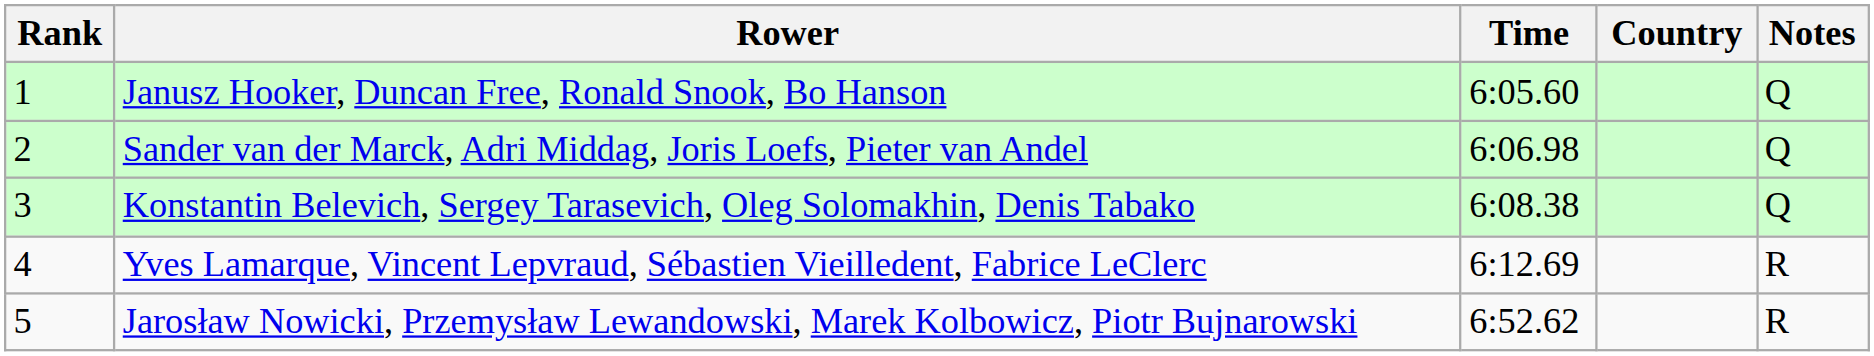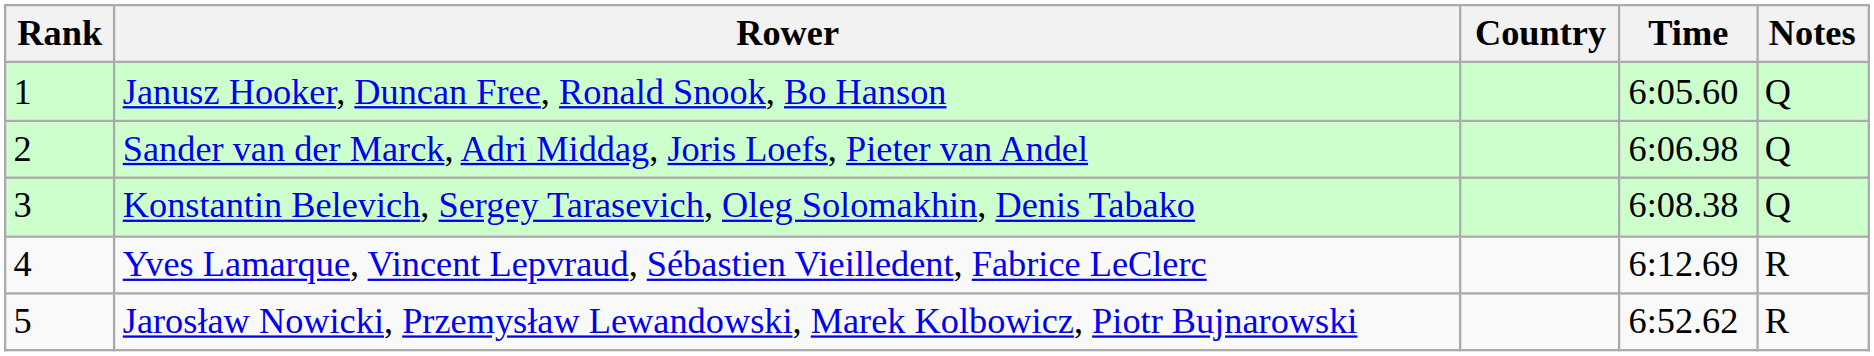columns swapped: (1677, 33) <-> (1529, 33)
